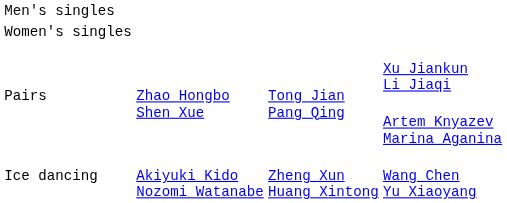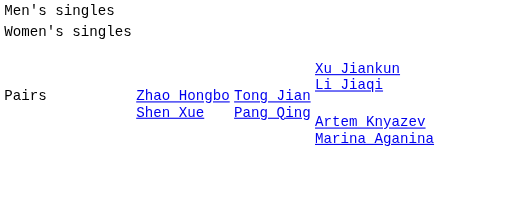- row: (51, 176)
